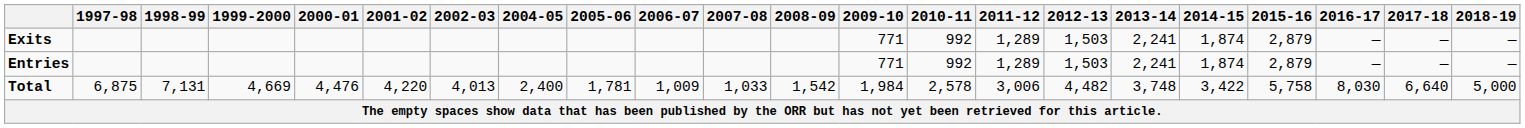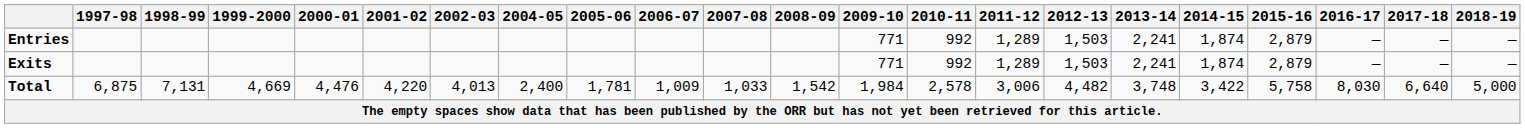rows swapped: (39, 64) <-> (30, 40)
